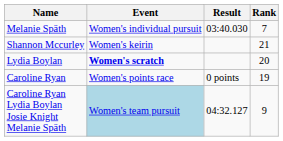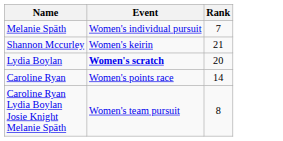- column: (227, 12)
(264, 77) 19 -> (218, 77) 14
(134, 111) lightblue background -> (134, 111) no background
(264, 111) 9 -> (218, 111) 8
